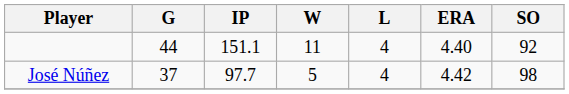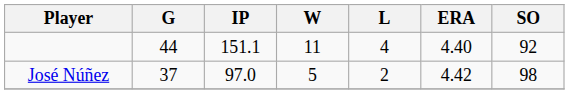(240, 74) 97.7 -> (240, 74) 97.0
(384, 74) 4 -> (384, 74) 2
